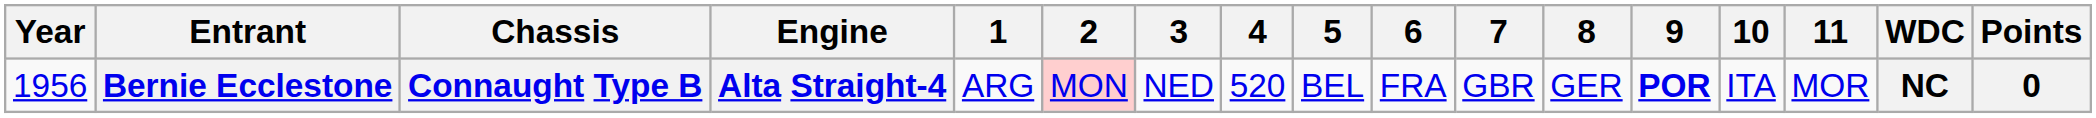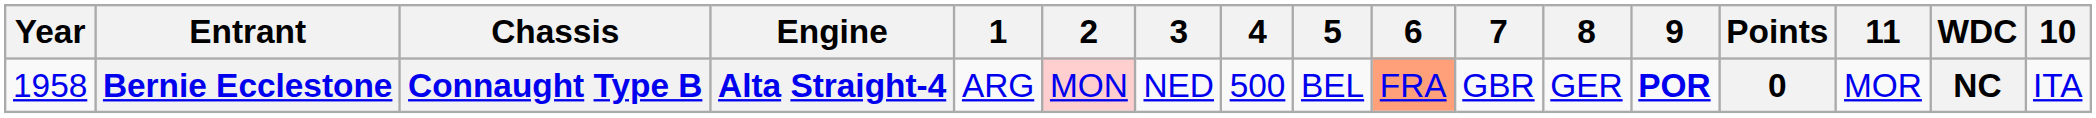columns swapped: (1751, 32) <-> (2031, 32)
(50, 85) 1956 -> (50, 85) 1958
(1258, 85) 520 -> (1258, 85) 500
(1413, 85) no background -> (1413, 85) lightsalmon background
